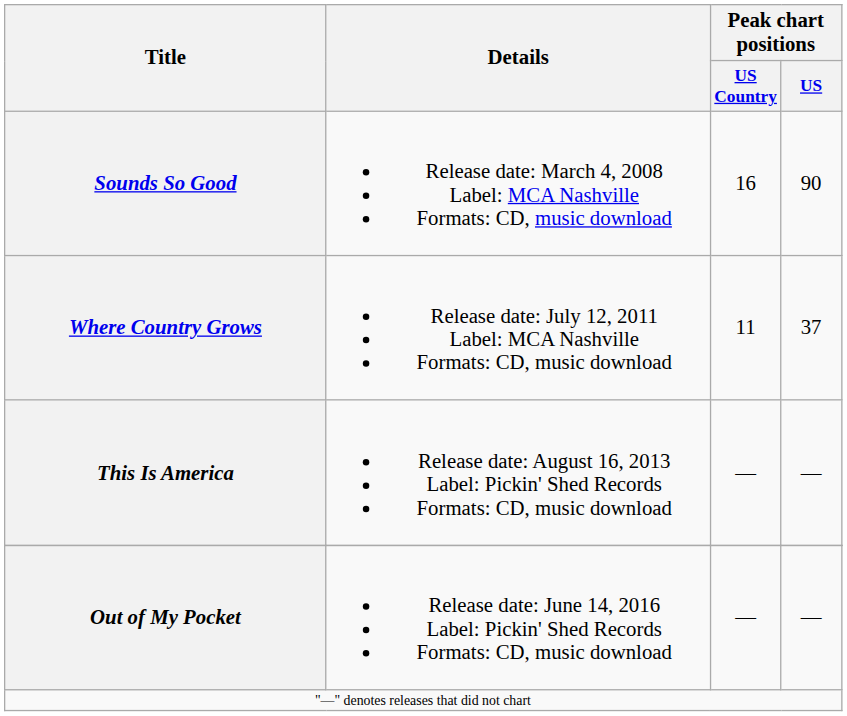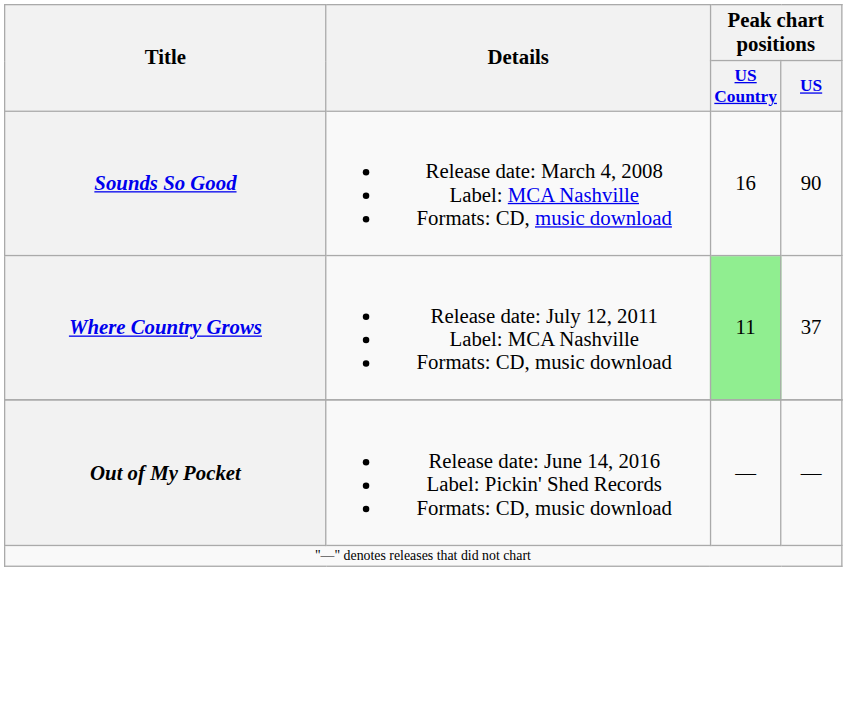(746, 327) no background -> (746, 327) lightgreen background
- row: (165, 472)
